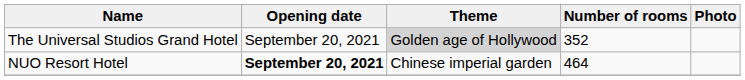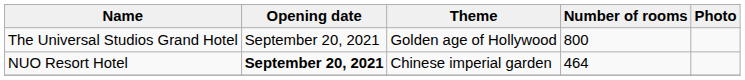(474, 39) lightgrey background -> (474, 39) no background
(576, 39) 352 -> (576, 39) 800
